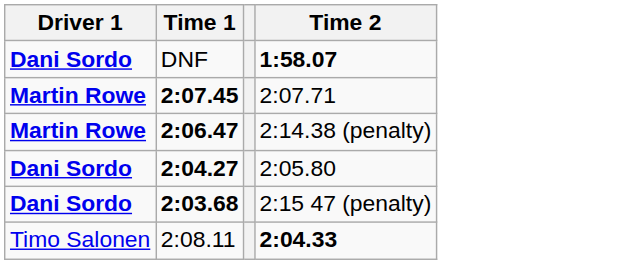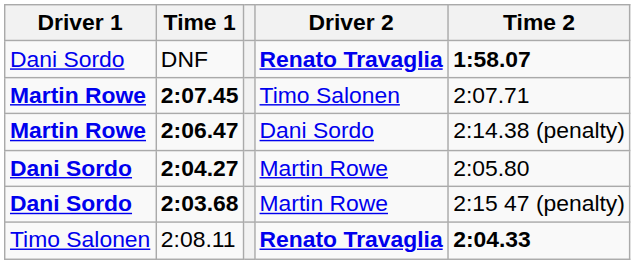+ column: (351, 22)
(71, 58) bold -> (67, 58) normal
